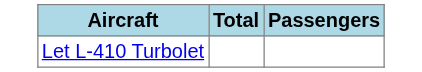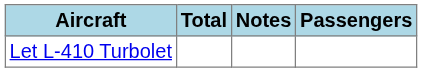+ column: (264, 20)
